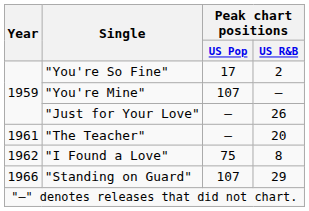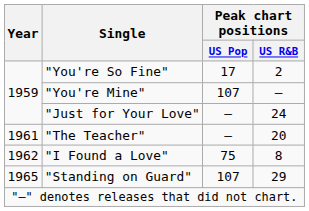(279, 114) 26 -> (279, 114) 24
(23, 177) 1966 -> (23, 177) 1965
